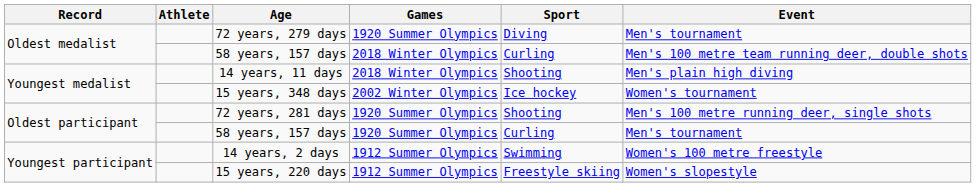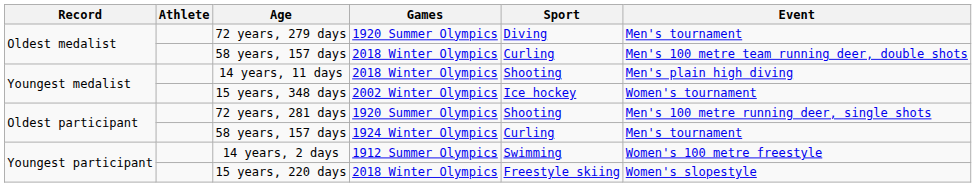(425, 133) 1920 Summer Olympics -> (425, 133) 1924 Winter Olympics
(425, 172) 1912 Summer Olympics -> (425, 172) 2018 Winter Olympics
